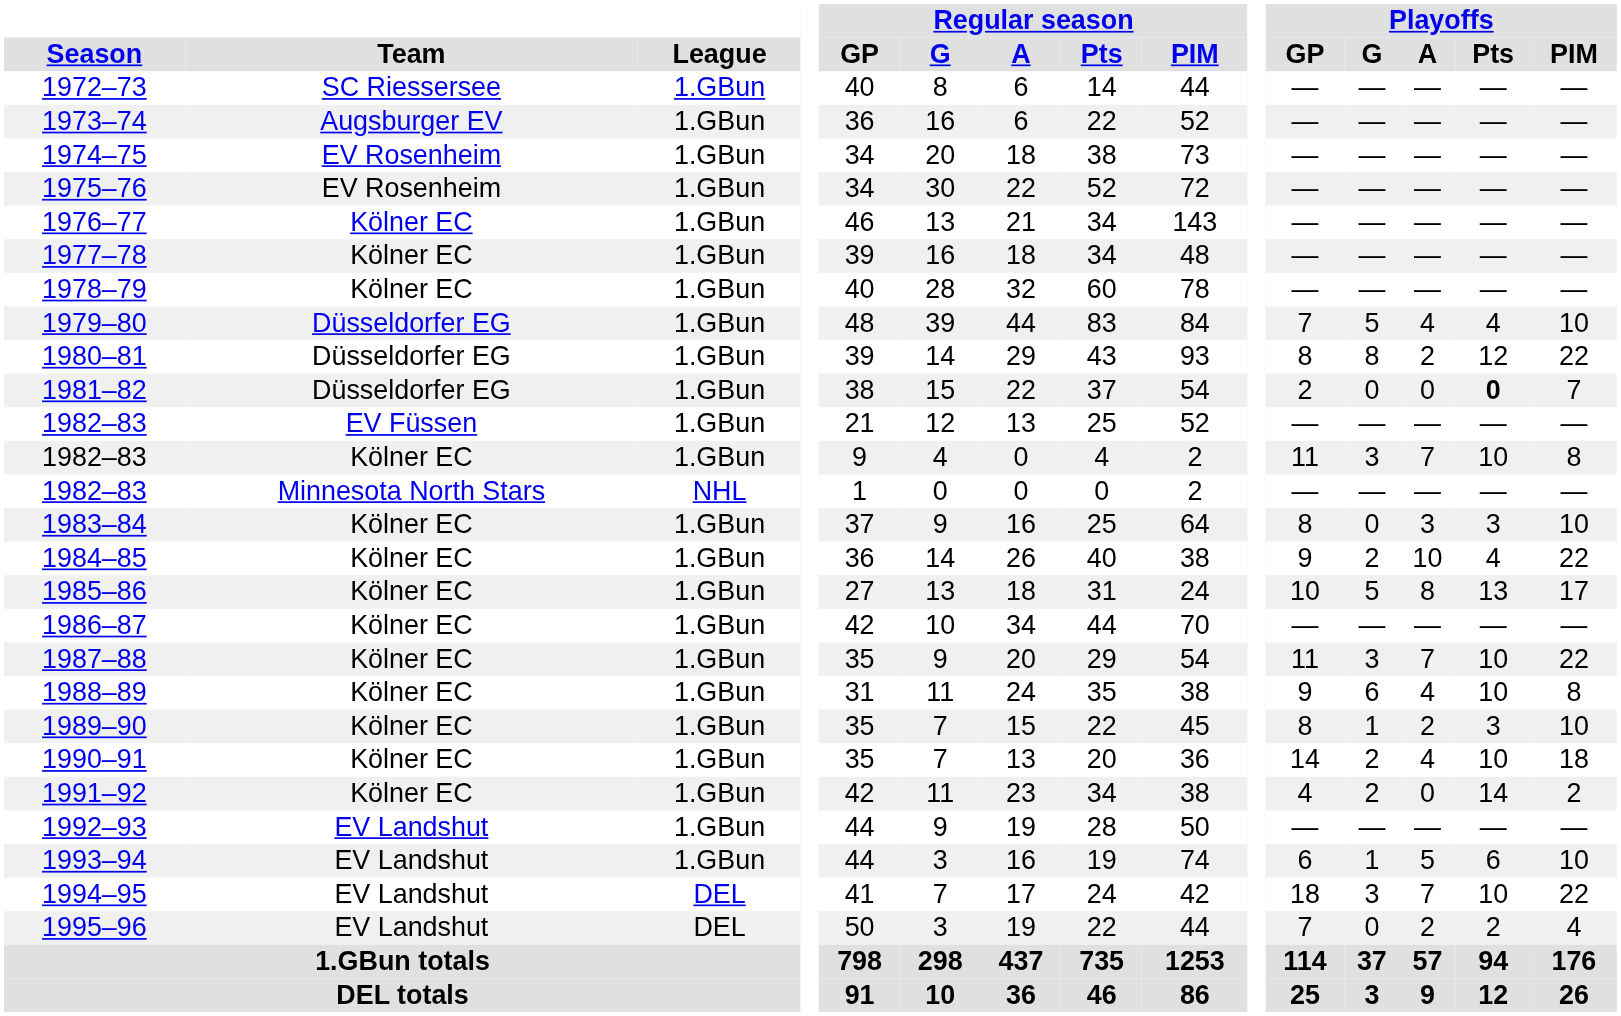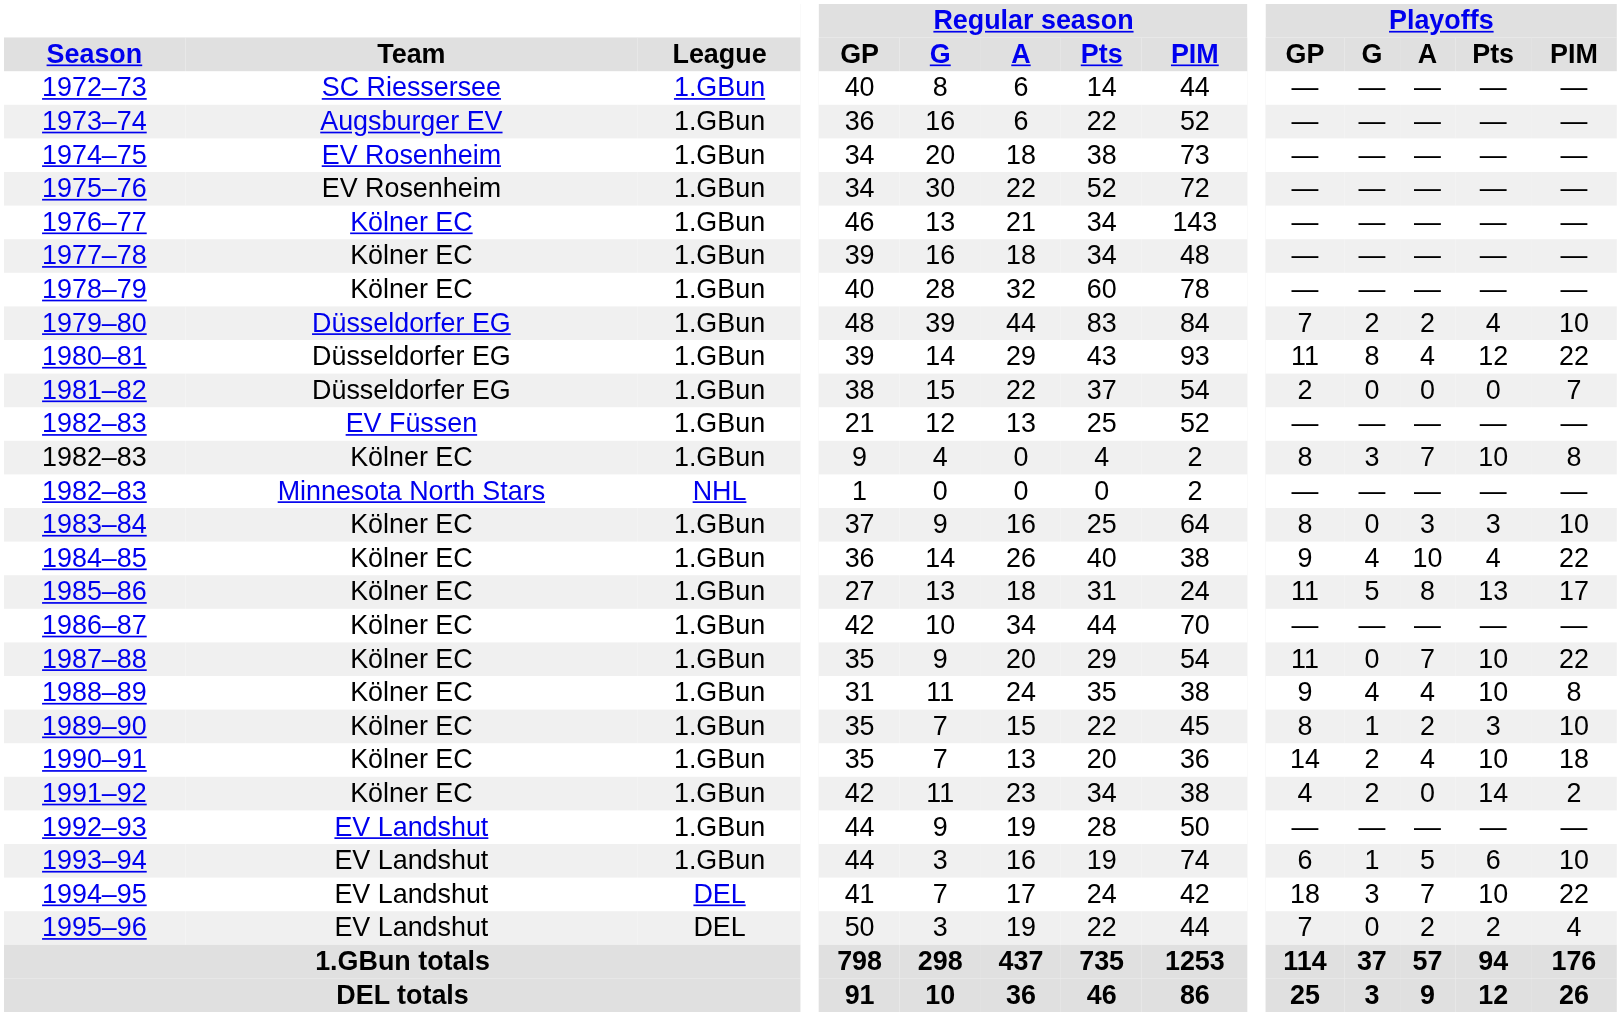(1372, 322) 5 -> (1372, 322) 2
(1428, 322) 4 -> (1428, 322) 2
(1305, 356) 8 -> (1305, 356) 11
(1428, 356) 2 -> (1428, 356) 4
(1493, 390) bold -> (1493, 390) normal
(1305, 457) 11 -> (1305, 457) 8
(1372, 558) 2 -> (1372, 558) 4
(1305, 591) 10 -> (1305, 591) 11
(1372, 658) 3 -> (1372, 658) 0
(1372, 692) 6 -> (1372, 692) 4
